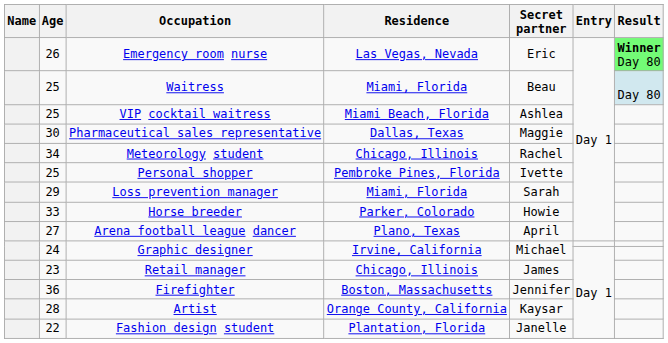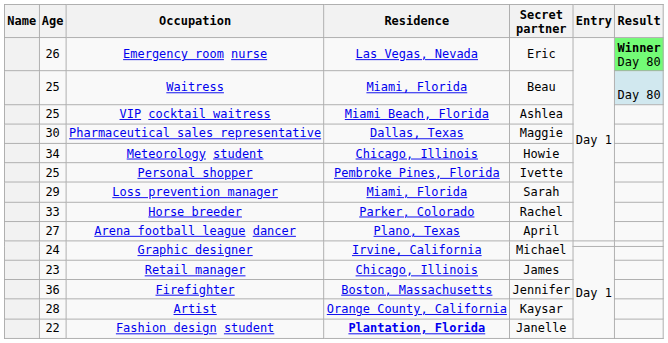(541, 153) Rachel -> (541, 153) Howie
(541, 212) Howie -> (541, 212) Rachel
(417, 329) normal -> (417, 329) bold
